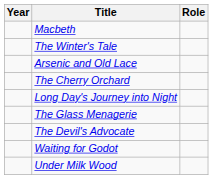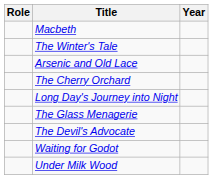columns swapped: (18, 13) <-> (194, 13)
